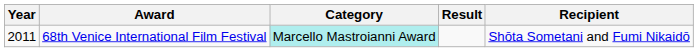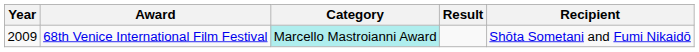(22, 36) 2011 -> (22, 36) 2009
